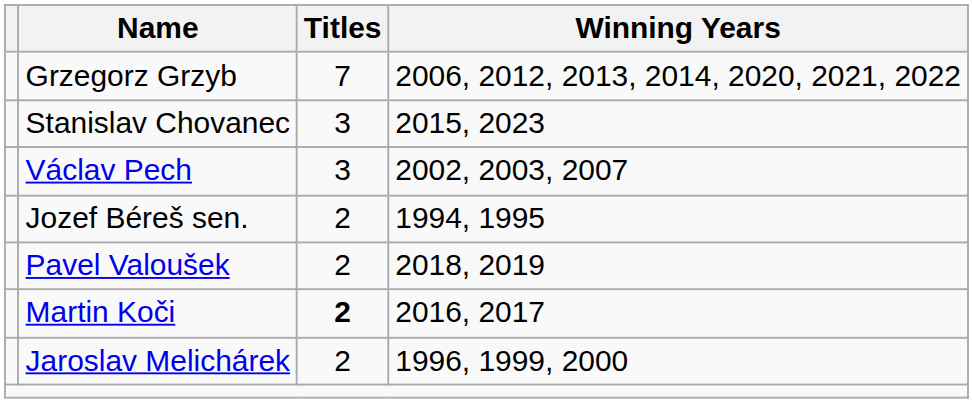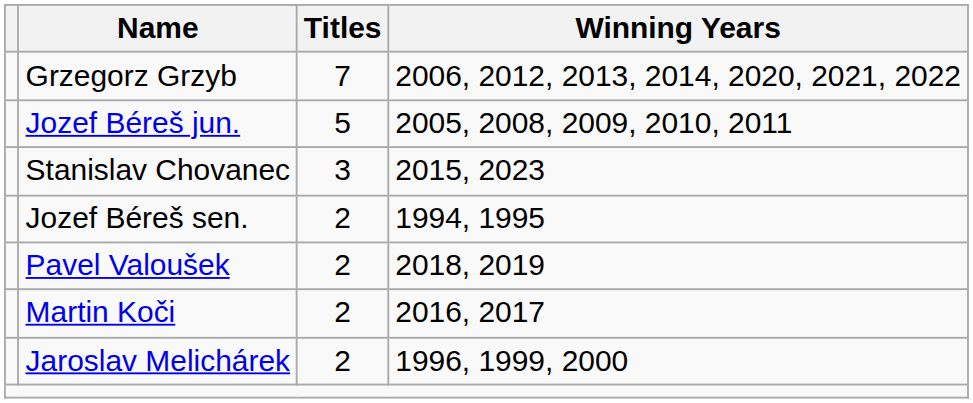+ row: (133, 123)
- row: (109, 170)
(343, 312) bold -> (343, 312) normal
